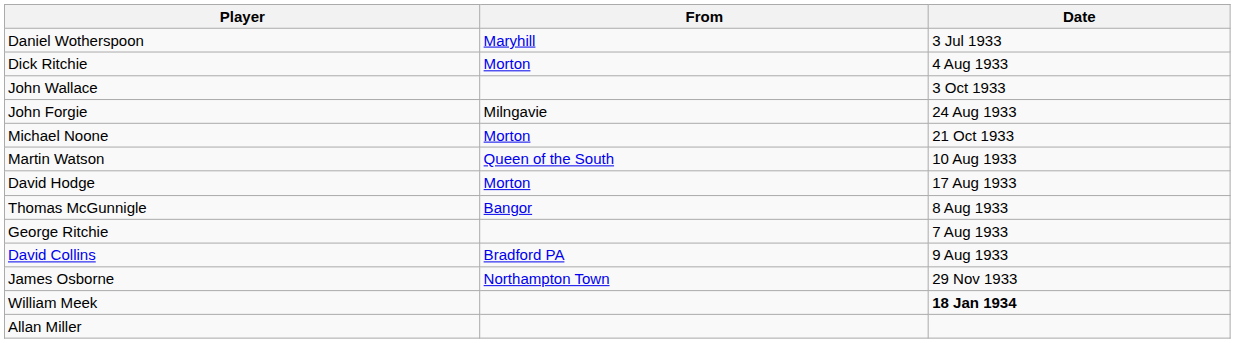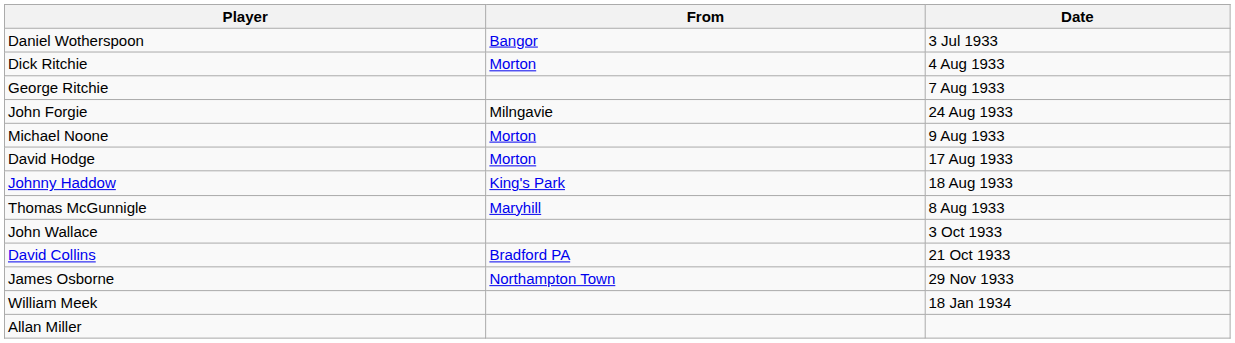(510, 40) Maryhill -> (514, 40) Bangor
rows swapped: (58, 231) <-> (53, 88)
(973, 136) 21 Oct 1933 -> (967, 136) 9 Aug 1933
- row: (56, 160)
+ row: (62, 183)
(508, 207) Bangor -> (515, 207) Maryhill
(970, 255) 9 Aug 1933 -> (969, 255) 21 Oct 1933
(974, 302) bold -> (970, 302) normal
